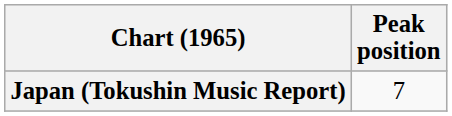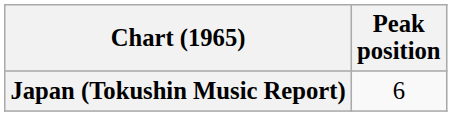(399, 90) 7 -> (399, 90) 6
